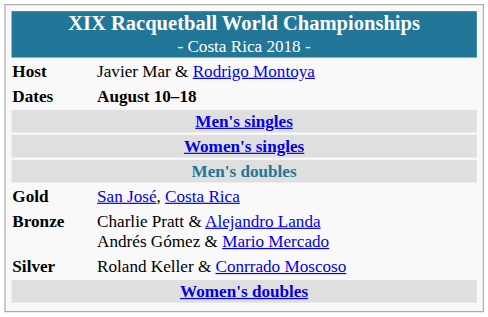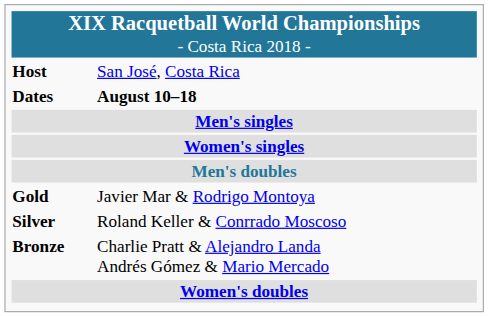(206, 70) Javier Mar & Rodrigo Montoya -> (168, 70) San José, Costa Rica
(168, 195) San José, Costa Rica -> (206, 195) Javier Mar & Rodrigo Montoya
rows swapped: (34, 266) <-> (38, 220)
